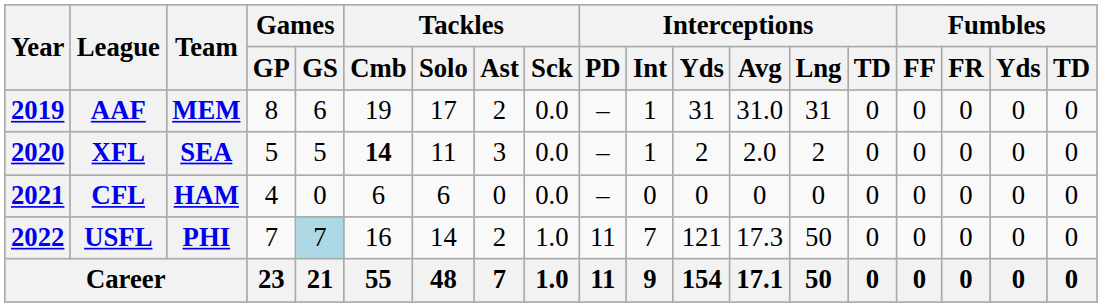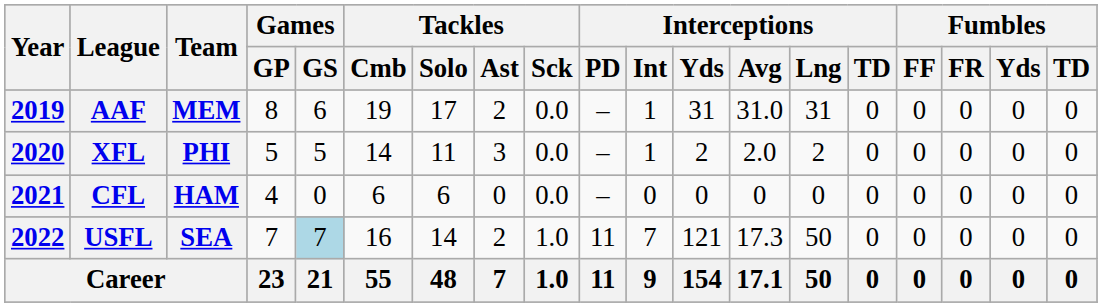(206, 152) SEA -> (206, 152) PHI
(378, 152) bold -> (378, 152) normal
(206, 237) PHI -> (206, 237) SEA
